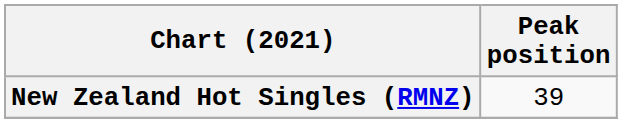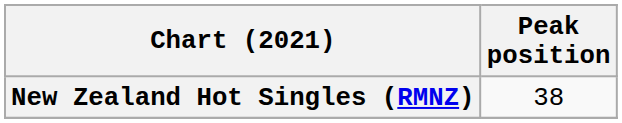(549, 98) 39 -> (549, 98) 38
